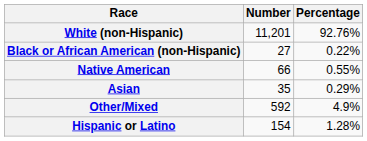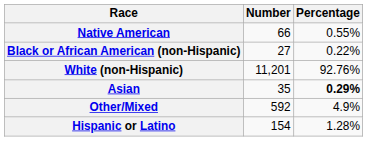rows swapped: (124, 32) <-> (124, 70)
(343, 88) normal -> (343, 88) bold
